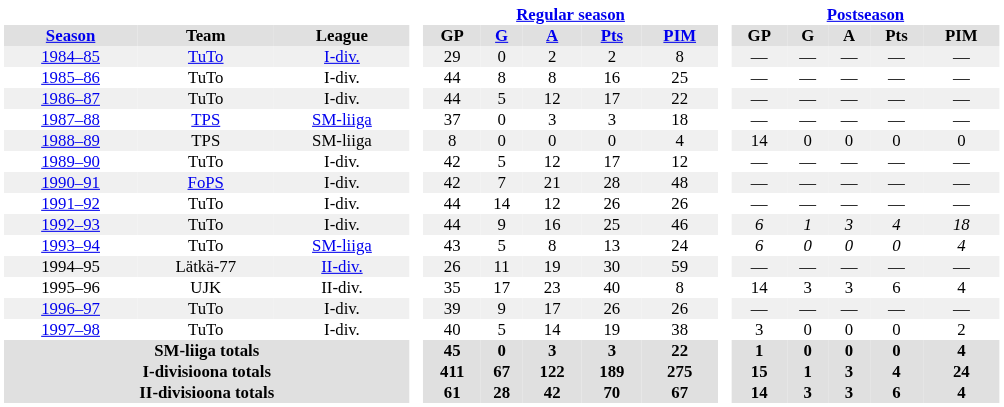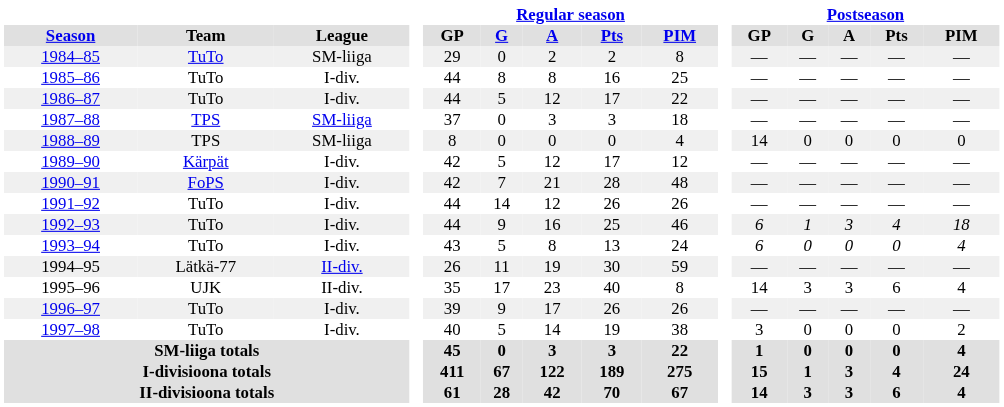(342, 56) I-div. -> (342, 56) SM-liiga
(206, 161) TuTo -> (206, 161) Kärpät
(342, 245) SM-liiga -> (342, 245) I-div.
